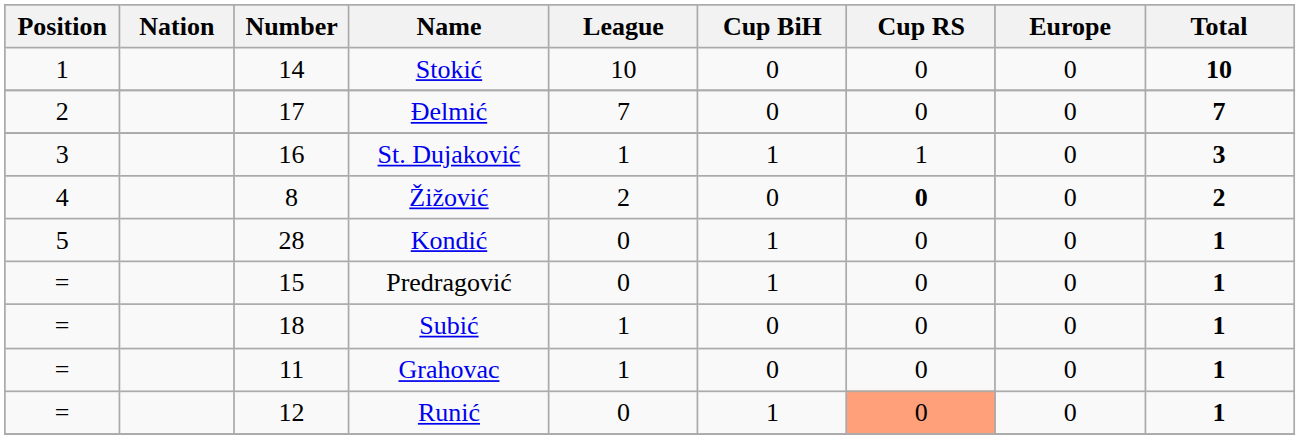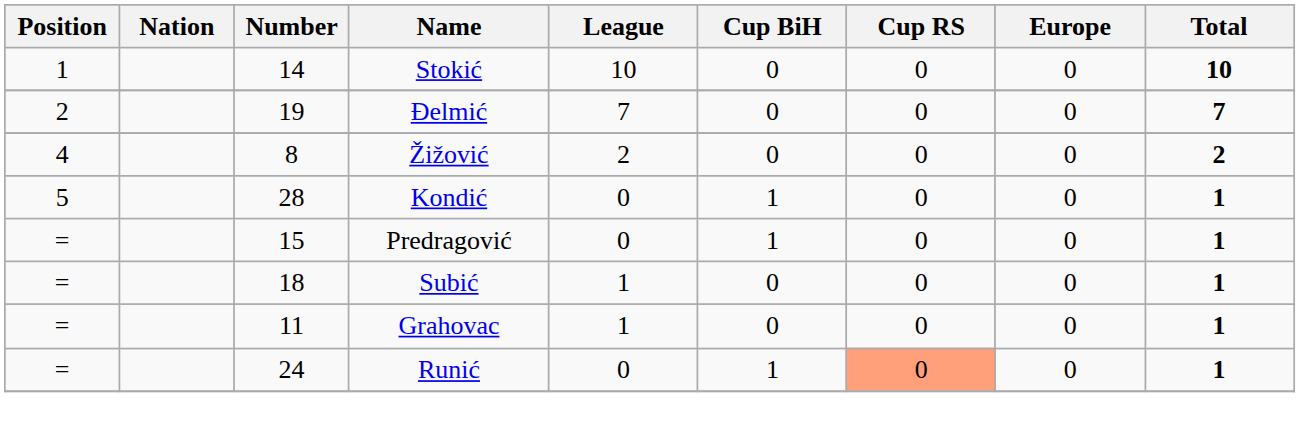(292, 111) 17 -> (292, 111) 19
- row: (449, 154)
(921, 197) bold -> (921, 154) normal
(292, 411) 12 -> (292, 368) 24
